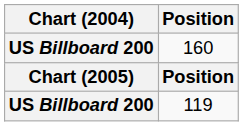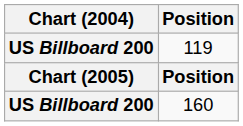rows swapped: (198, 47) <-> (198, 105)
